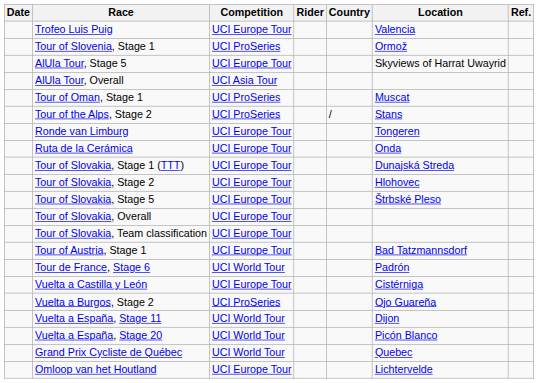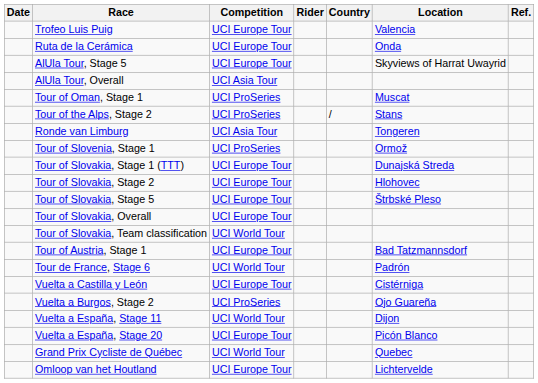rows swapped: (84, 149) <-> (95, 47)
(252, 132) UCI Europe Tour -> (245, 132) UCI Asia Tour
(252, 234) UCI Europe Tour -> (248, 234) UCI World Tour
(248, 336) UCI World Tour -> (252, 336) UCI Europe Tour
